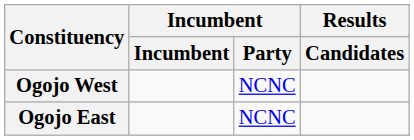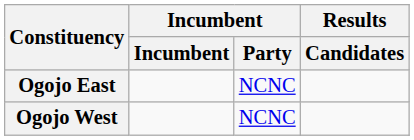rows swapped: (67, 118) <-> (67, 85)
